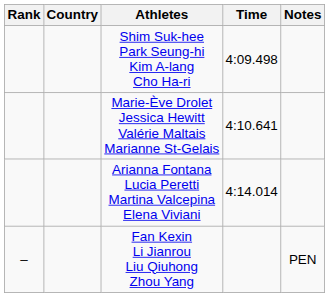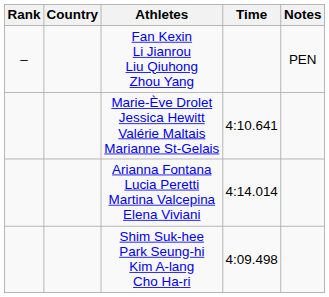rows swapped: (162, 59) <-> (162, 259)
